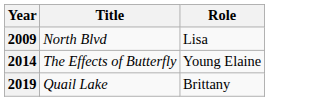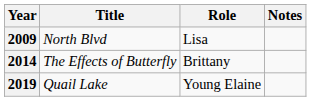+ column: (285, 15)
(222, 61) Young Elaine -> (207, 61) Brittany
(207, 84) Brittany -> (222, 84) Young Elaine
